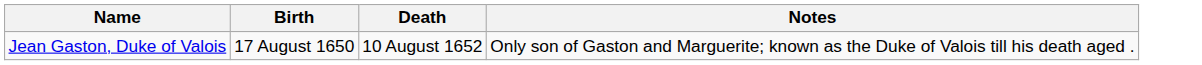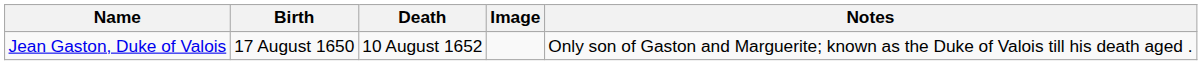+ column: (515, 18)
